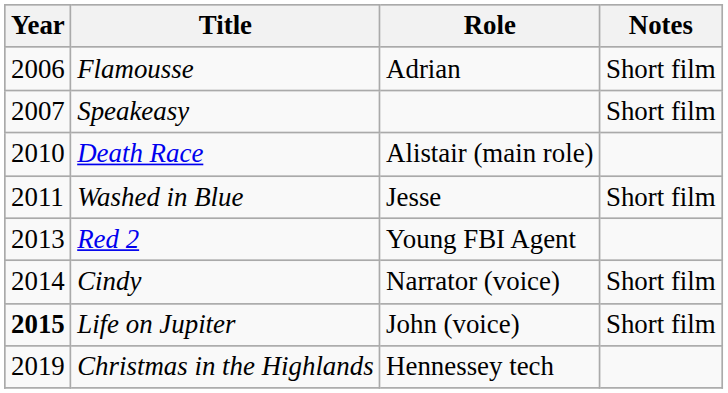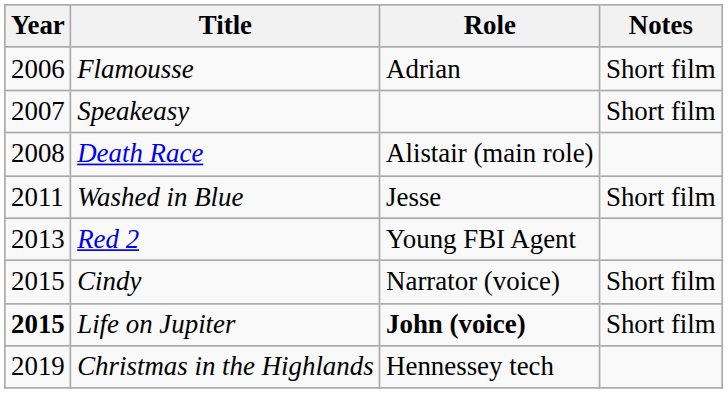(38, 153) 2010 -> (38, 153) 2008
(38, 281) 2014 -> (38, 281) 2015
(453, 324) normal -> (456, 324) bold
